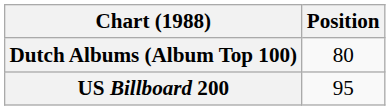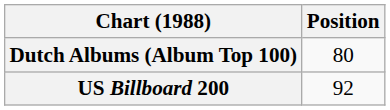(343, 88) 95 -> (343, 88) 92
